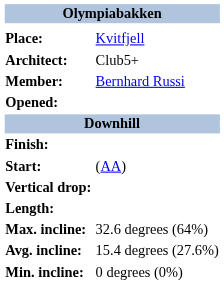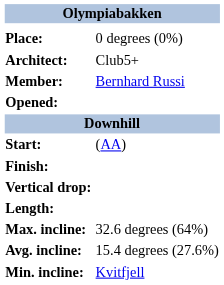(120, 39) Kvitfjell -> (139, 39) 0 degrees (0%)
rows swapped: (23, 166) <-> (27, 145)
(139, 272) 0 degrees (0%) -> (120, 272) Kvitfjell
